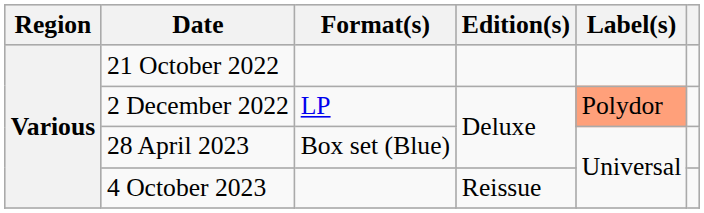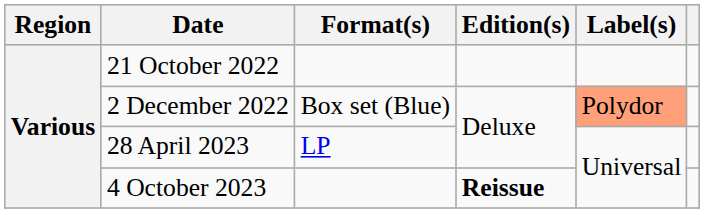(316, 106) LP -> (375, 106) Box set (Blue)
(375, 146) Box set (Blue) -> (316, 146) LP
(502, 187) normal -> (503, 187) bold
